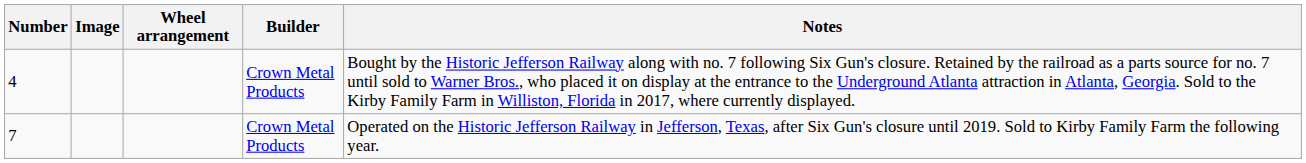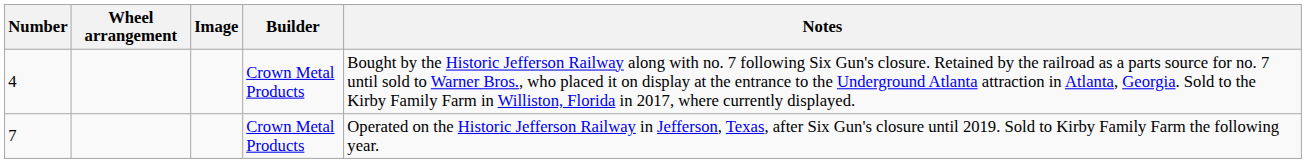columns swapped: (97, 27) <-> (183, 27)
